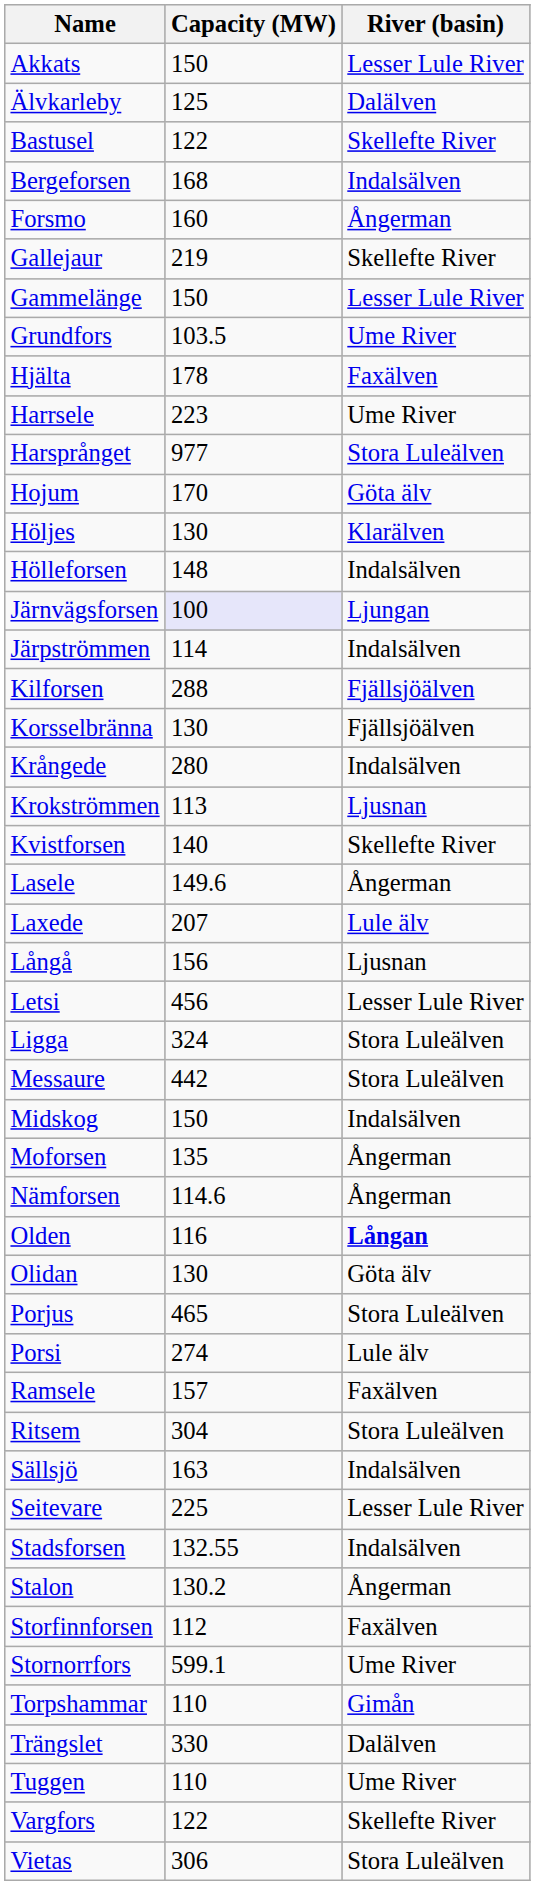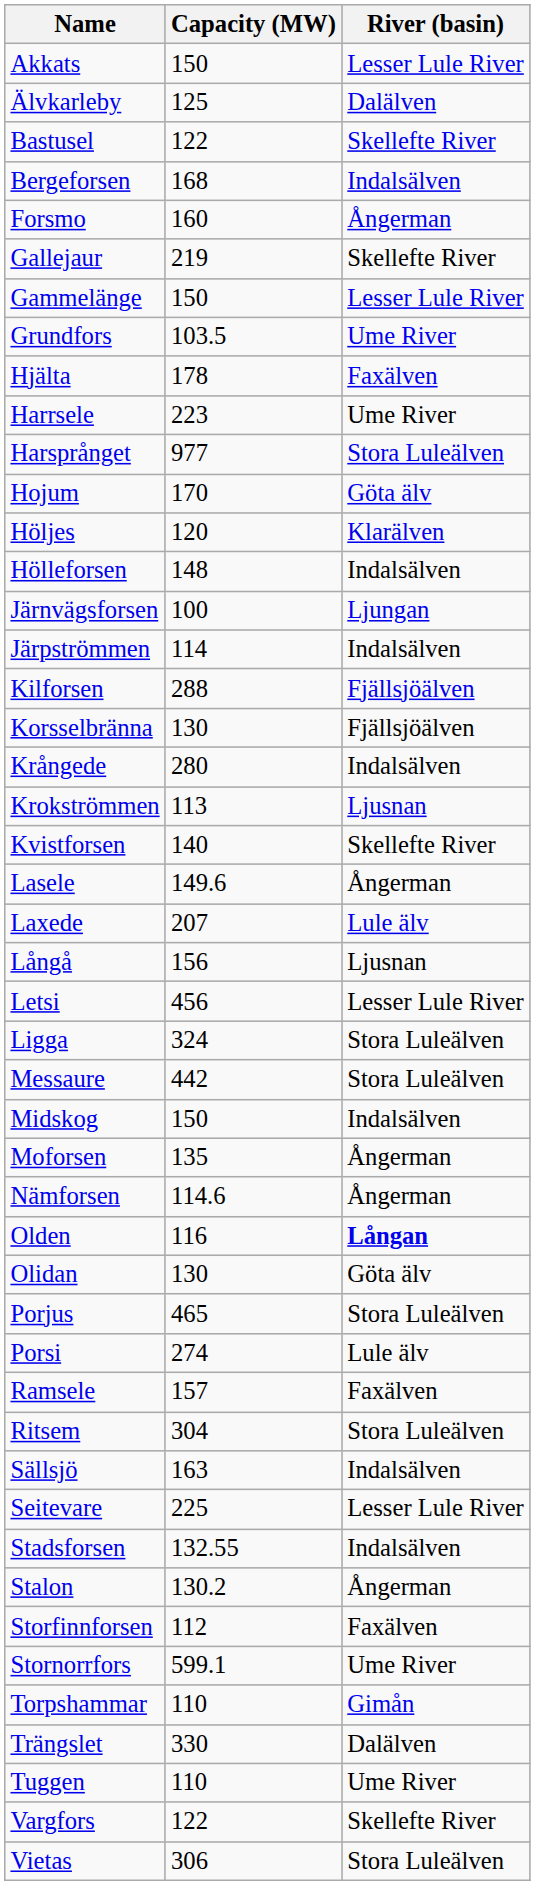(189, 532) 130 -> (189, 532) 120
(189, 610) lavender background -> (189, 610) no background
